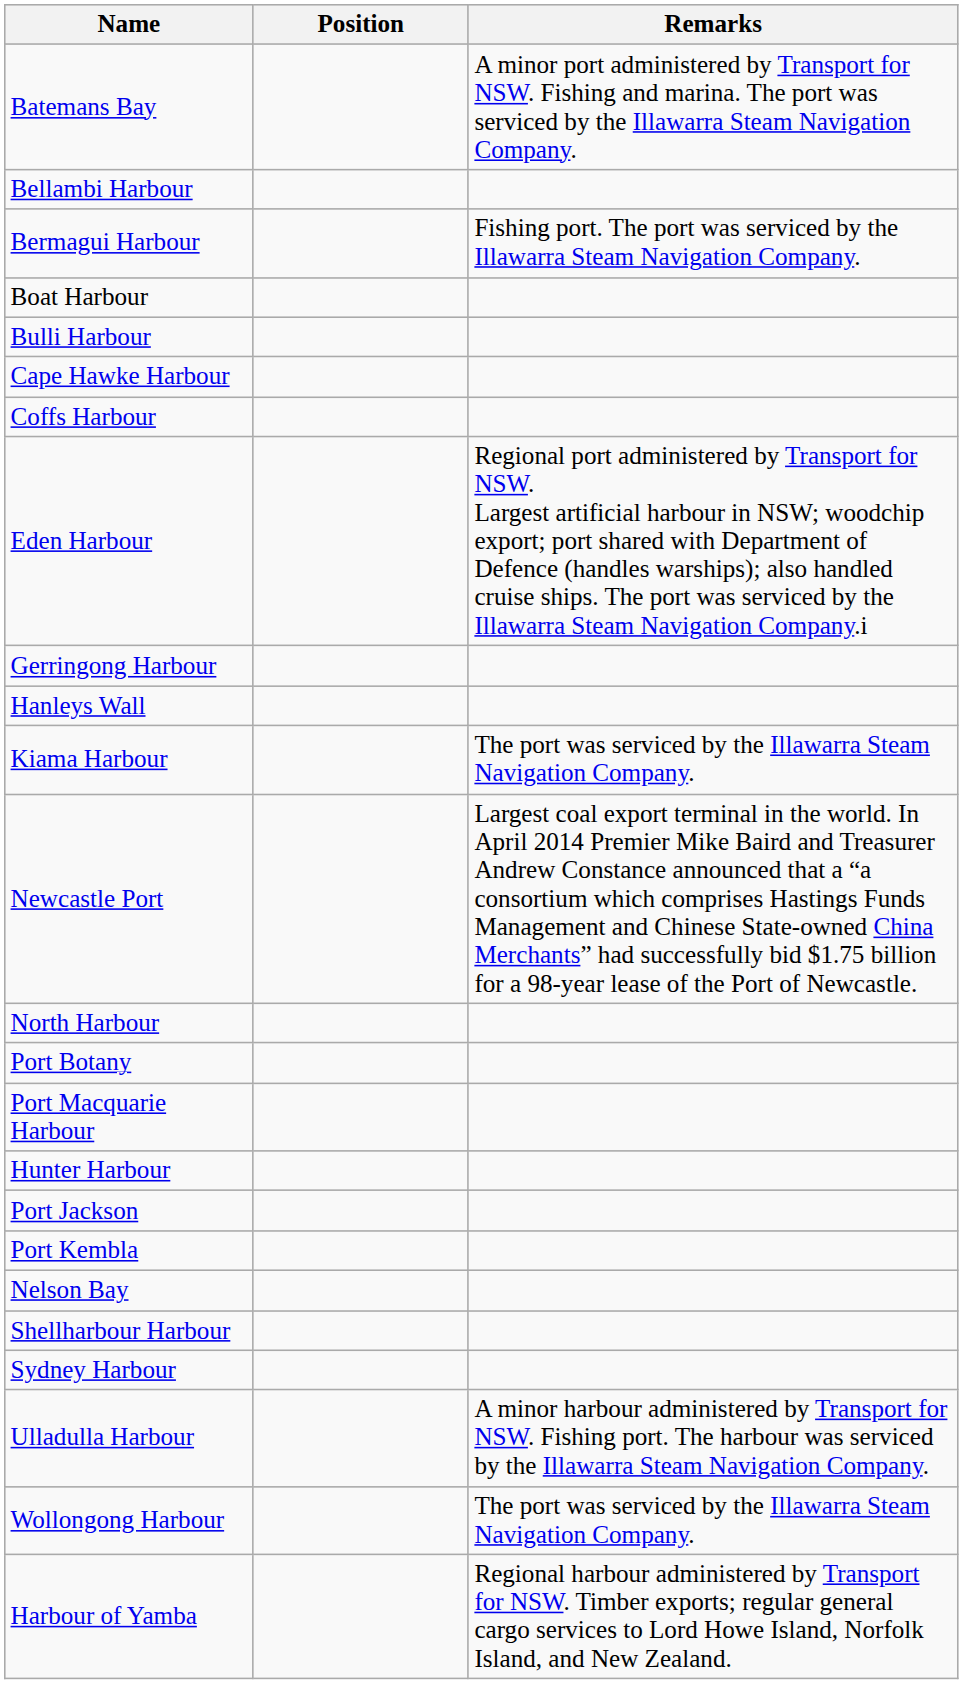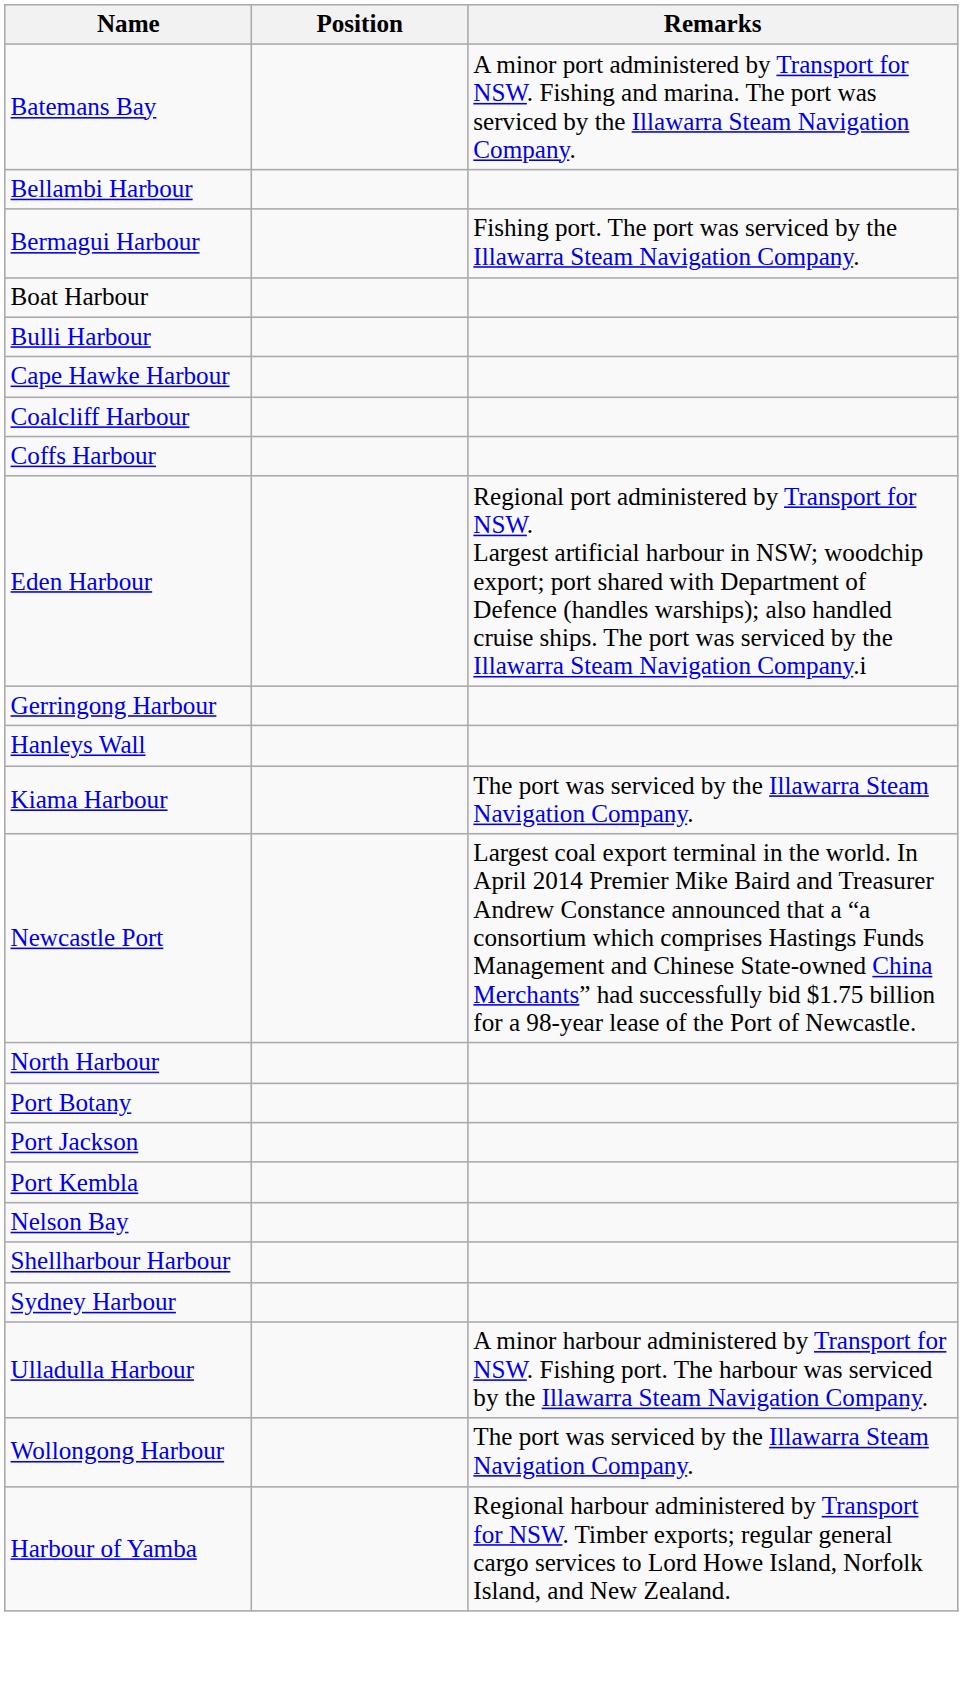+ row: (100, 416)
- row: (88, 1116)
- row: (90, 1170)
